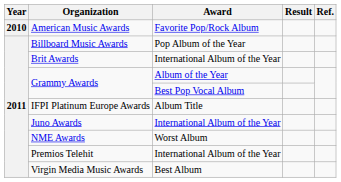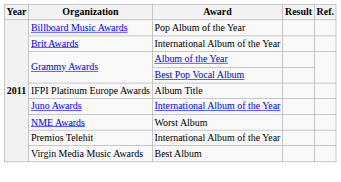- row: (80, 28)
